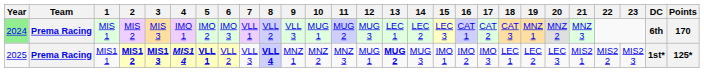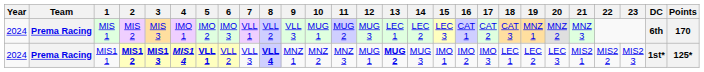(17, 30) lightgreen background -> (17, 30) no background
(17, 55) 2025 -> (17, 55) 2024
